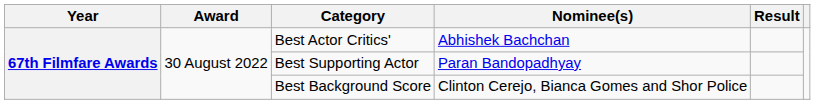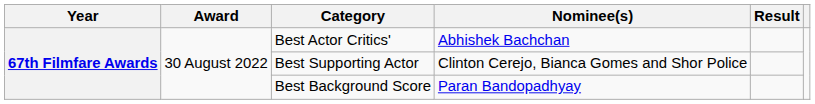(509, 63) Paran Bandopadhyay -> (593, 63) Clinton Cerejo, Bianca Gomes and Shor Police
(593, 87) Clinton Cerejo, Bianca Gomes and Shor Police -> (509, 87) Paran Bandopadhyay
